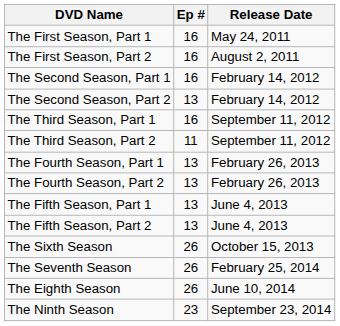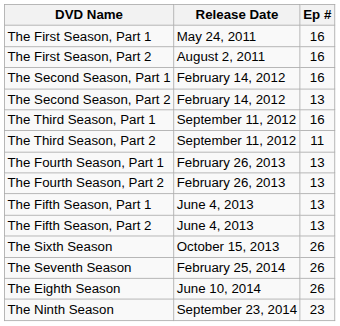columns swapped: (191, 15) <-> (271, 15)
